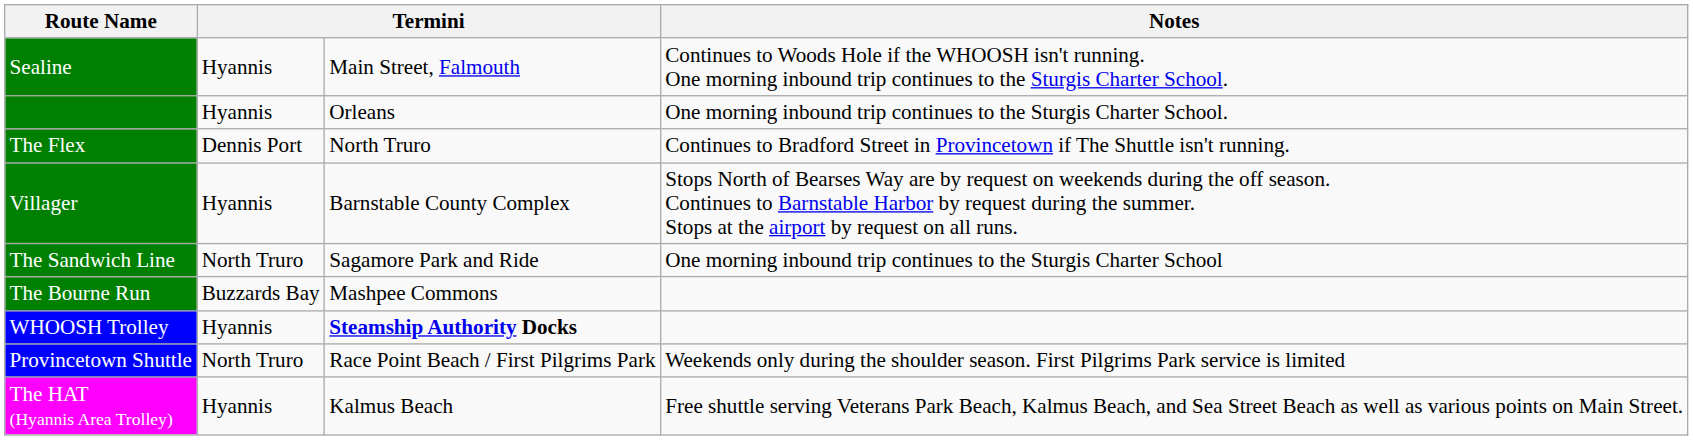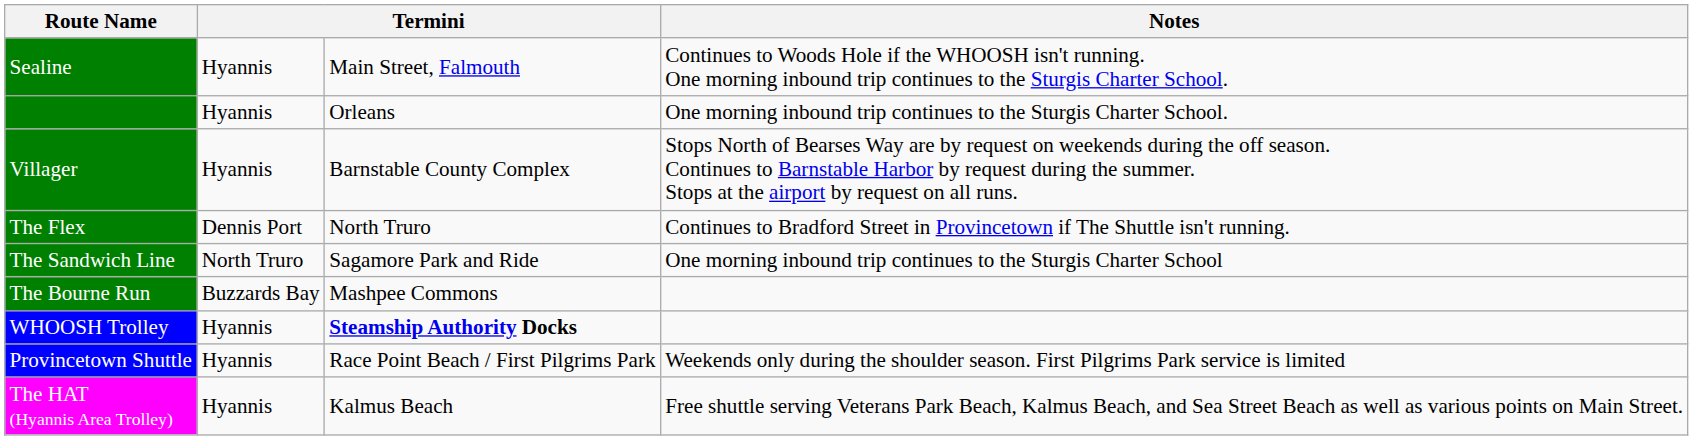rows swapped: (47, 145) <-> (43, 202)
(252, 360) North Truro -> (237, 360) Hyannis
